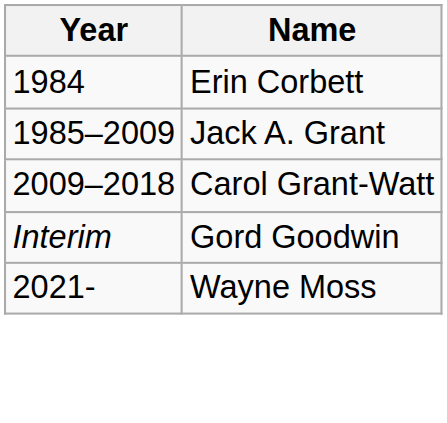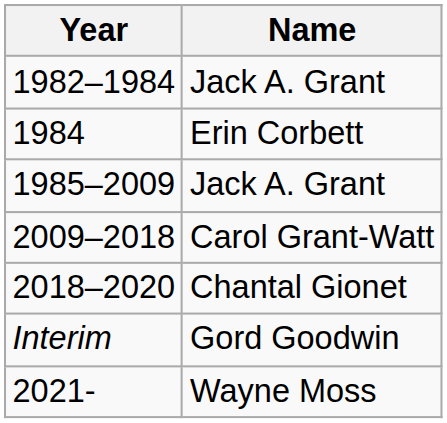+ row: (94, 81)
+ row: (94, 287)
